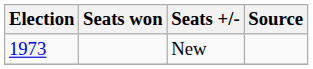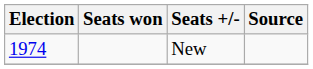(28, 49) 1973 -> (28, 49) 1974
